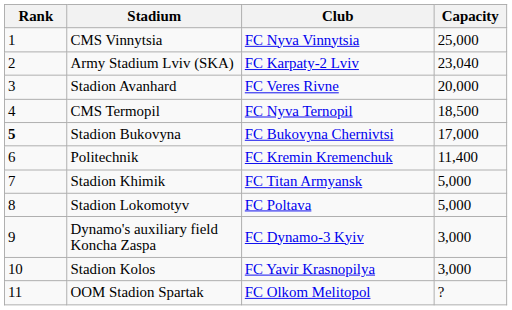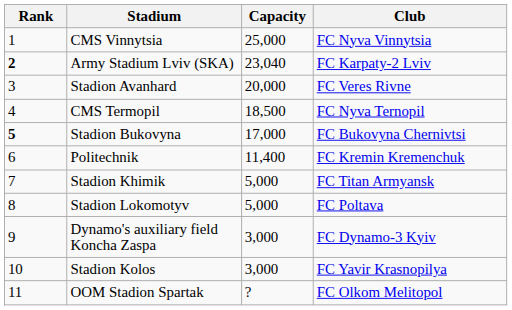columns swapped: (470, 16) <-> (338, 16)
(12, 63) normal -> (12, 63) bold
